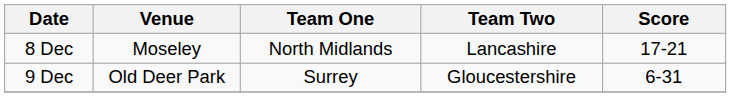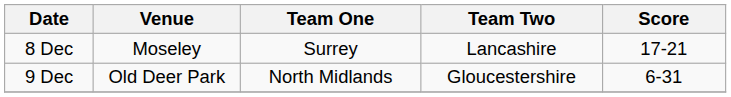(331, 48) North Midlands -> (331, 48) Surrey
(331, 77) Surrey -> (331, 77) North Midlands
